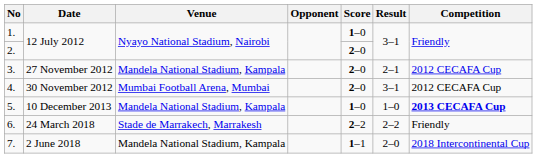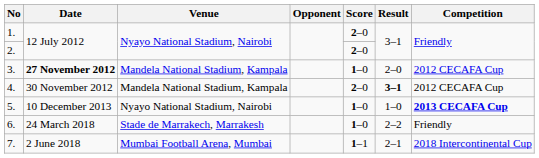(357, 32) 1–0 -> (359, 32) 2–0
(69, 69) normal -> (70, 69) bold
(357, 69) 2–0 -> (359, 69) 1–0
(391, 69) 2–1 -> (393, 69) 2–0
(194, 88) Mumbai Football Arena, Mumbai -> (204, 88) Mandela National Stadium, Kampala
(391, 88) normal -> (393, 88) bold
(202, 106) Mandela National Stadium, Kampala -> (196, 106) Nyayo National Stadium, Nairobi
(357, 125) 2–2 -> (359, 125) 1–0
(202, 143) Mandela National Stadium, Kampala -> (196, 143) Mumbai Football Arena, Mumbai
(391, 143) 2–0 -> (393, 143) 2–1
